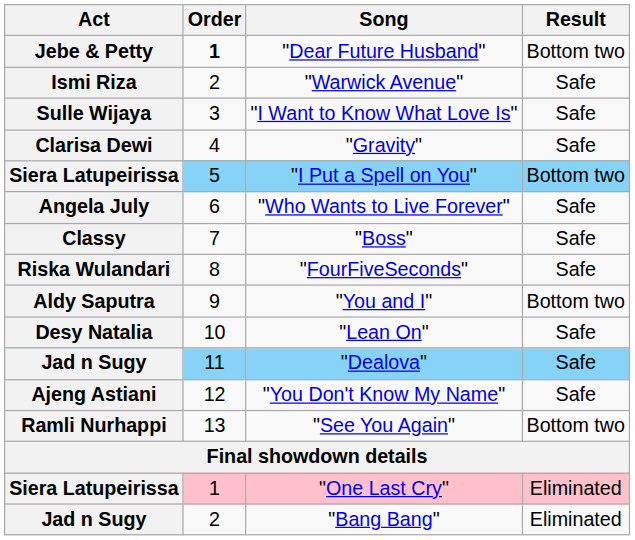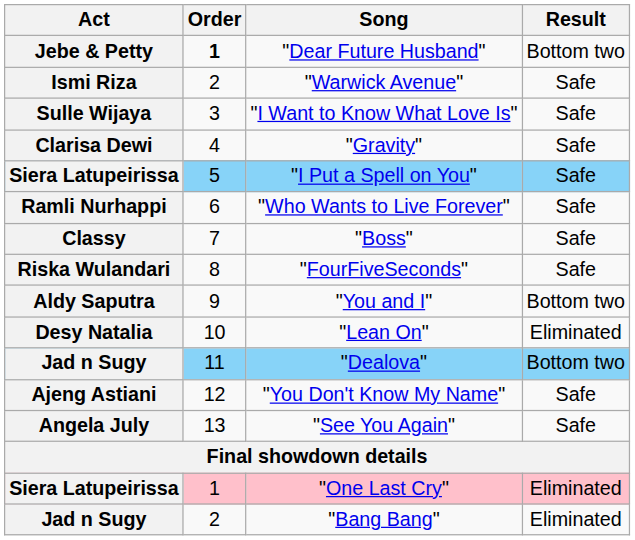(576, 176) Bottom two -> (576, 176) Safe
(94, 207) Angela July -> (94, 207) Ramli Nurhappi
(576, 332) Safe -> (576, 332) Eliminated
(576, 363) Safe -> (576, 363) Bottom two
(94, 425) Ramli Nurhappi -> (94, 425) Angela July
(576, 425) Bottom two -> (576, 425) Safe
